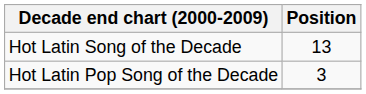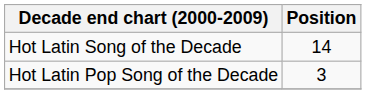(321, 46) 13 -> (321, 46) 14
